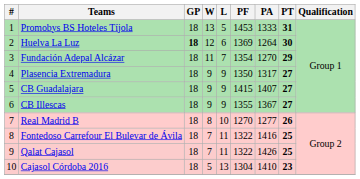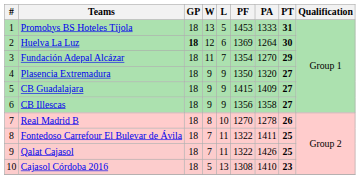(267, 74) 1317 -> (267, 74) 1320
(267, 89) 1407 -> (267, 89) 1409
(243, 105) 1355 -> (243, 105) 1356
(267, 105) 1367 -> (267, 105) 1358
(267, 120) 1277 -> (267, 120) 1278
(267, 136) 1416 -> (267, 136) 1411
(243, 167) 1304 -> (243, 167) 1308
